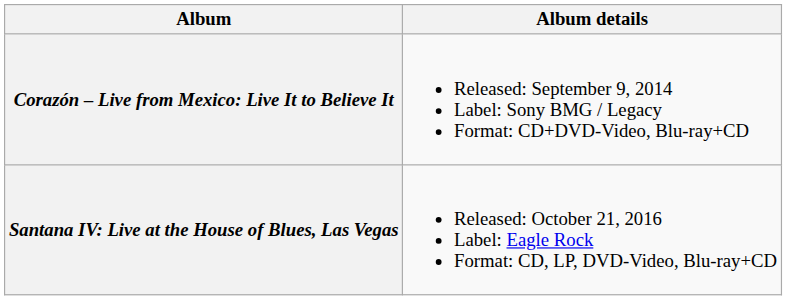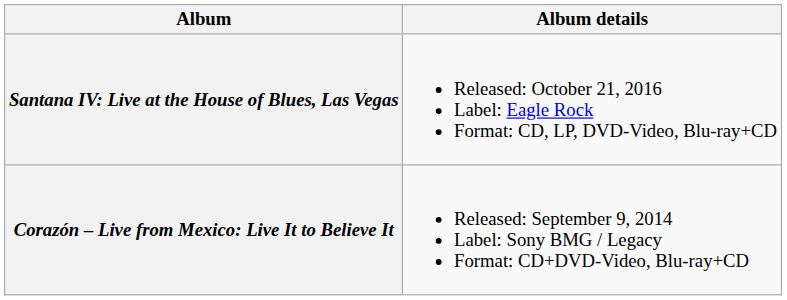rows swapped: (204, 99) <-> (204, 229)
